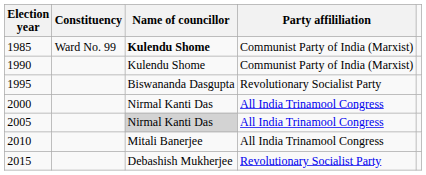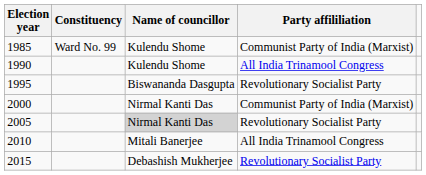(169, 46) bold -> (166, 46) normal
(327, 65) Communist Party of India (Marxist) -> (312, 65) All India Trinamool Congress
(312, 103) All India Trinamool Congress -> (327, 103) Communist Party of India (Marxist)
(312, 122) All India Trinamool Congress -> (311, 122) Revolutionary Socialist Party
